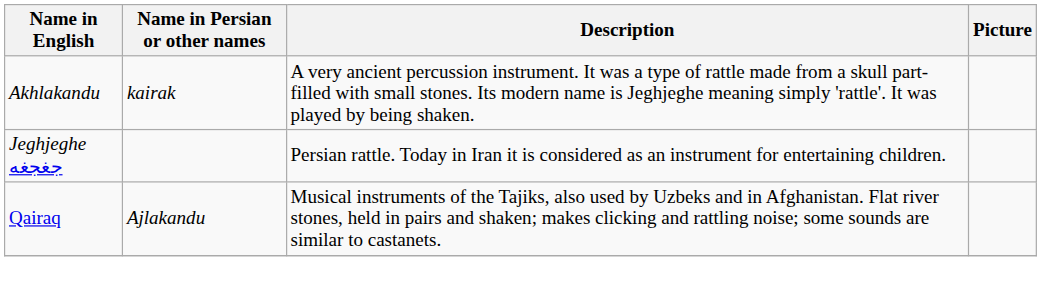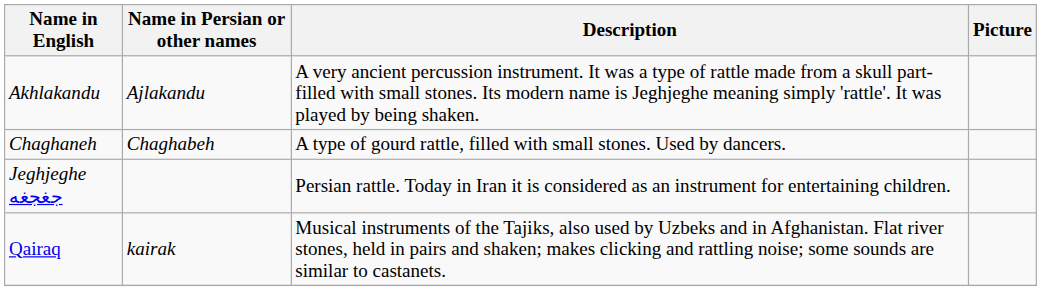(151, 92) kairak -> (166, 92) Ajlakandu
+ row: (53, 144)
(166, 218) Ajlakandu -> (151, 248) kairak
